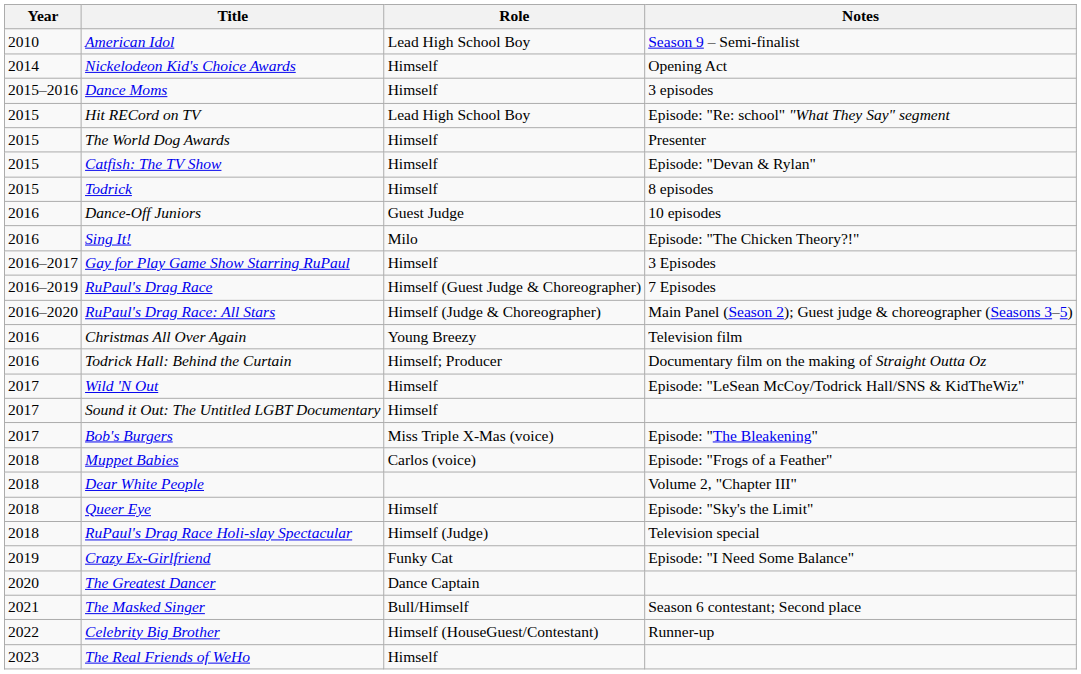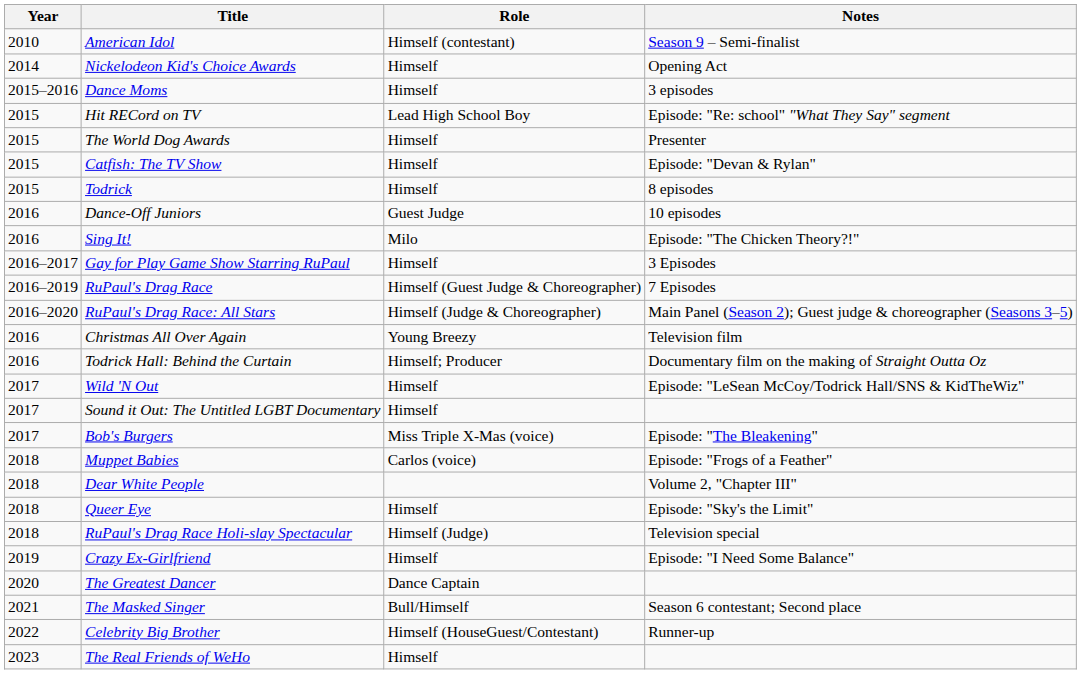(459, 41) Lead High School Boy -> (451, 41) Himself (contestant)
(420, 558) Funky Cat -> (413, 558) Himself
